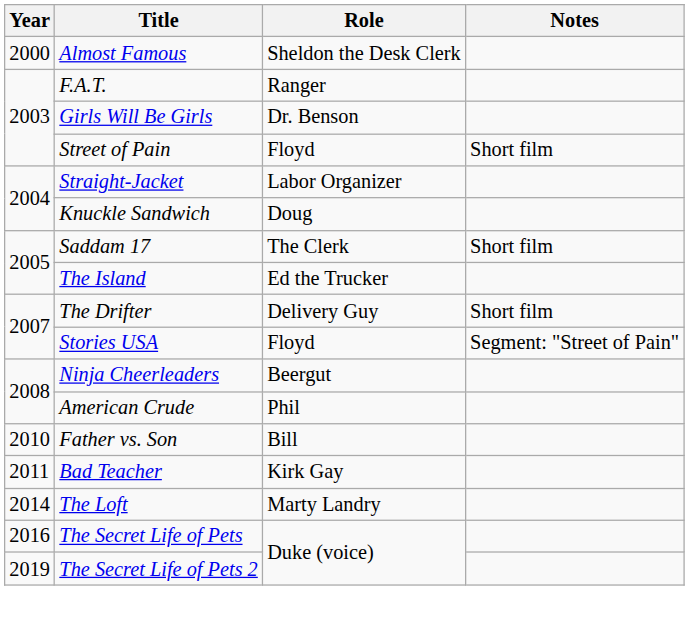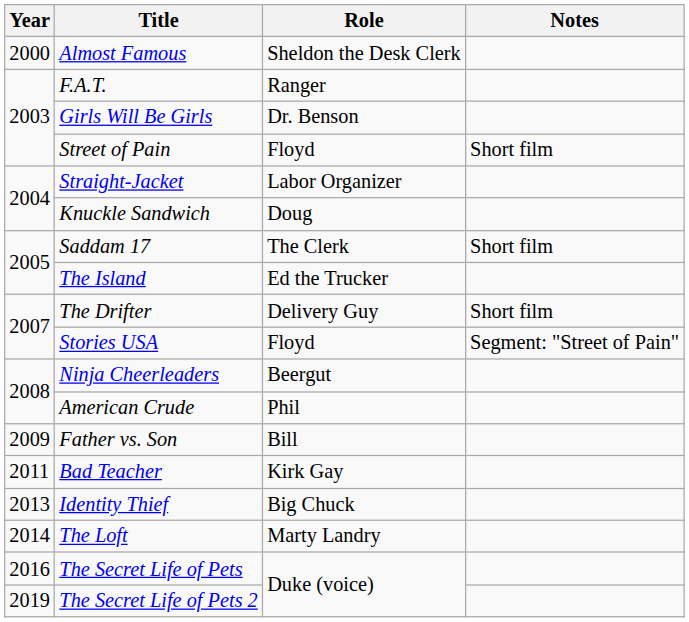(30, 439) 2010 -> (30, 439) 2009
+ row: (114, 504)
